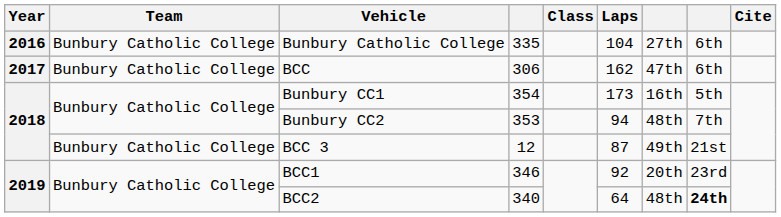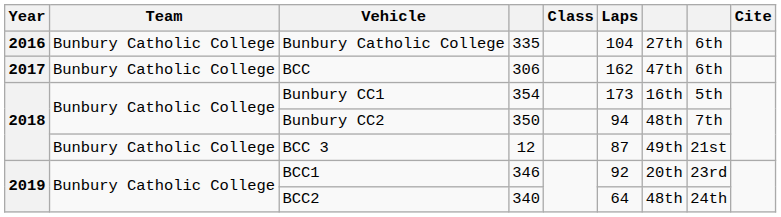(526, 121) 353 -> (526, 121) 350
(709, 199) bold -> (709, 199) normal
